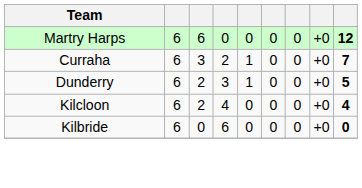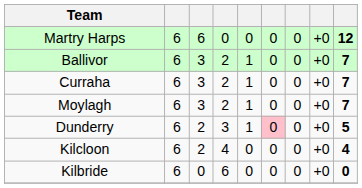+ row: (85, 60)
+ row: (85, 104)
(273, 82) no background -> (273, 127) pink background
